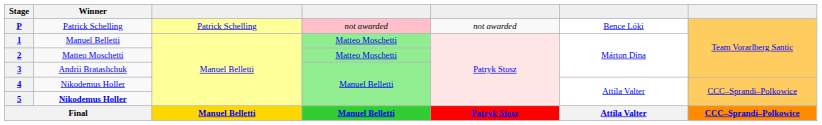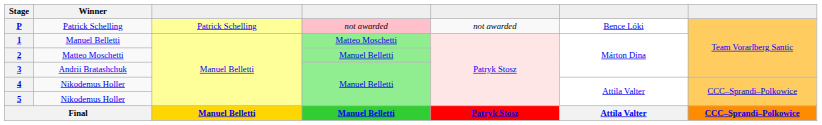(366, 55) Matteo Moschetti -> (366, 55) Manuel Belletti
(93, 99) bold -> (93, 99) normal
